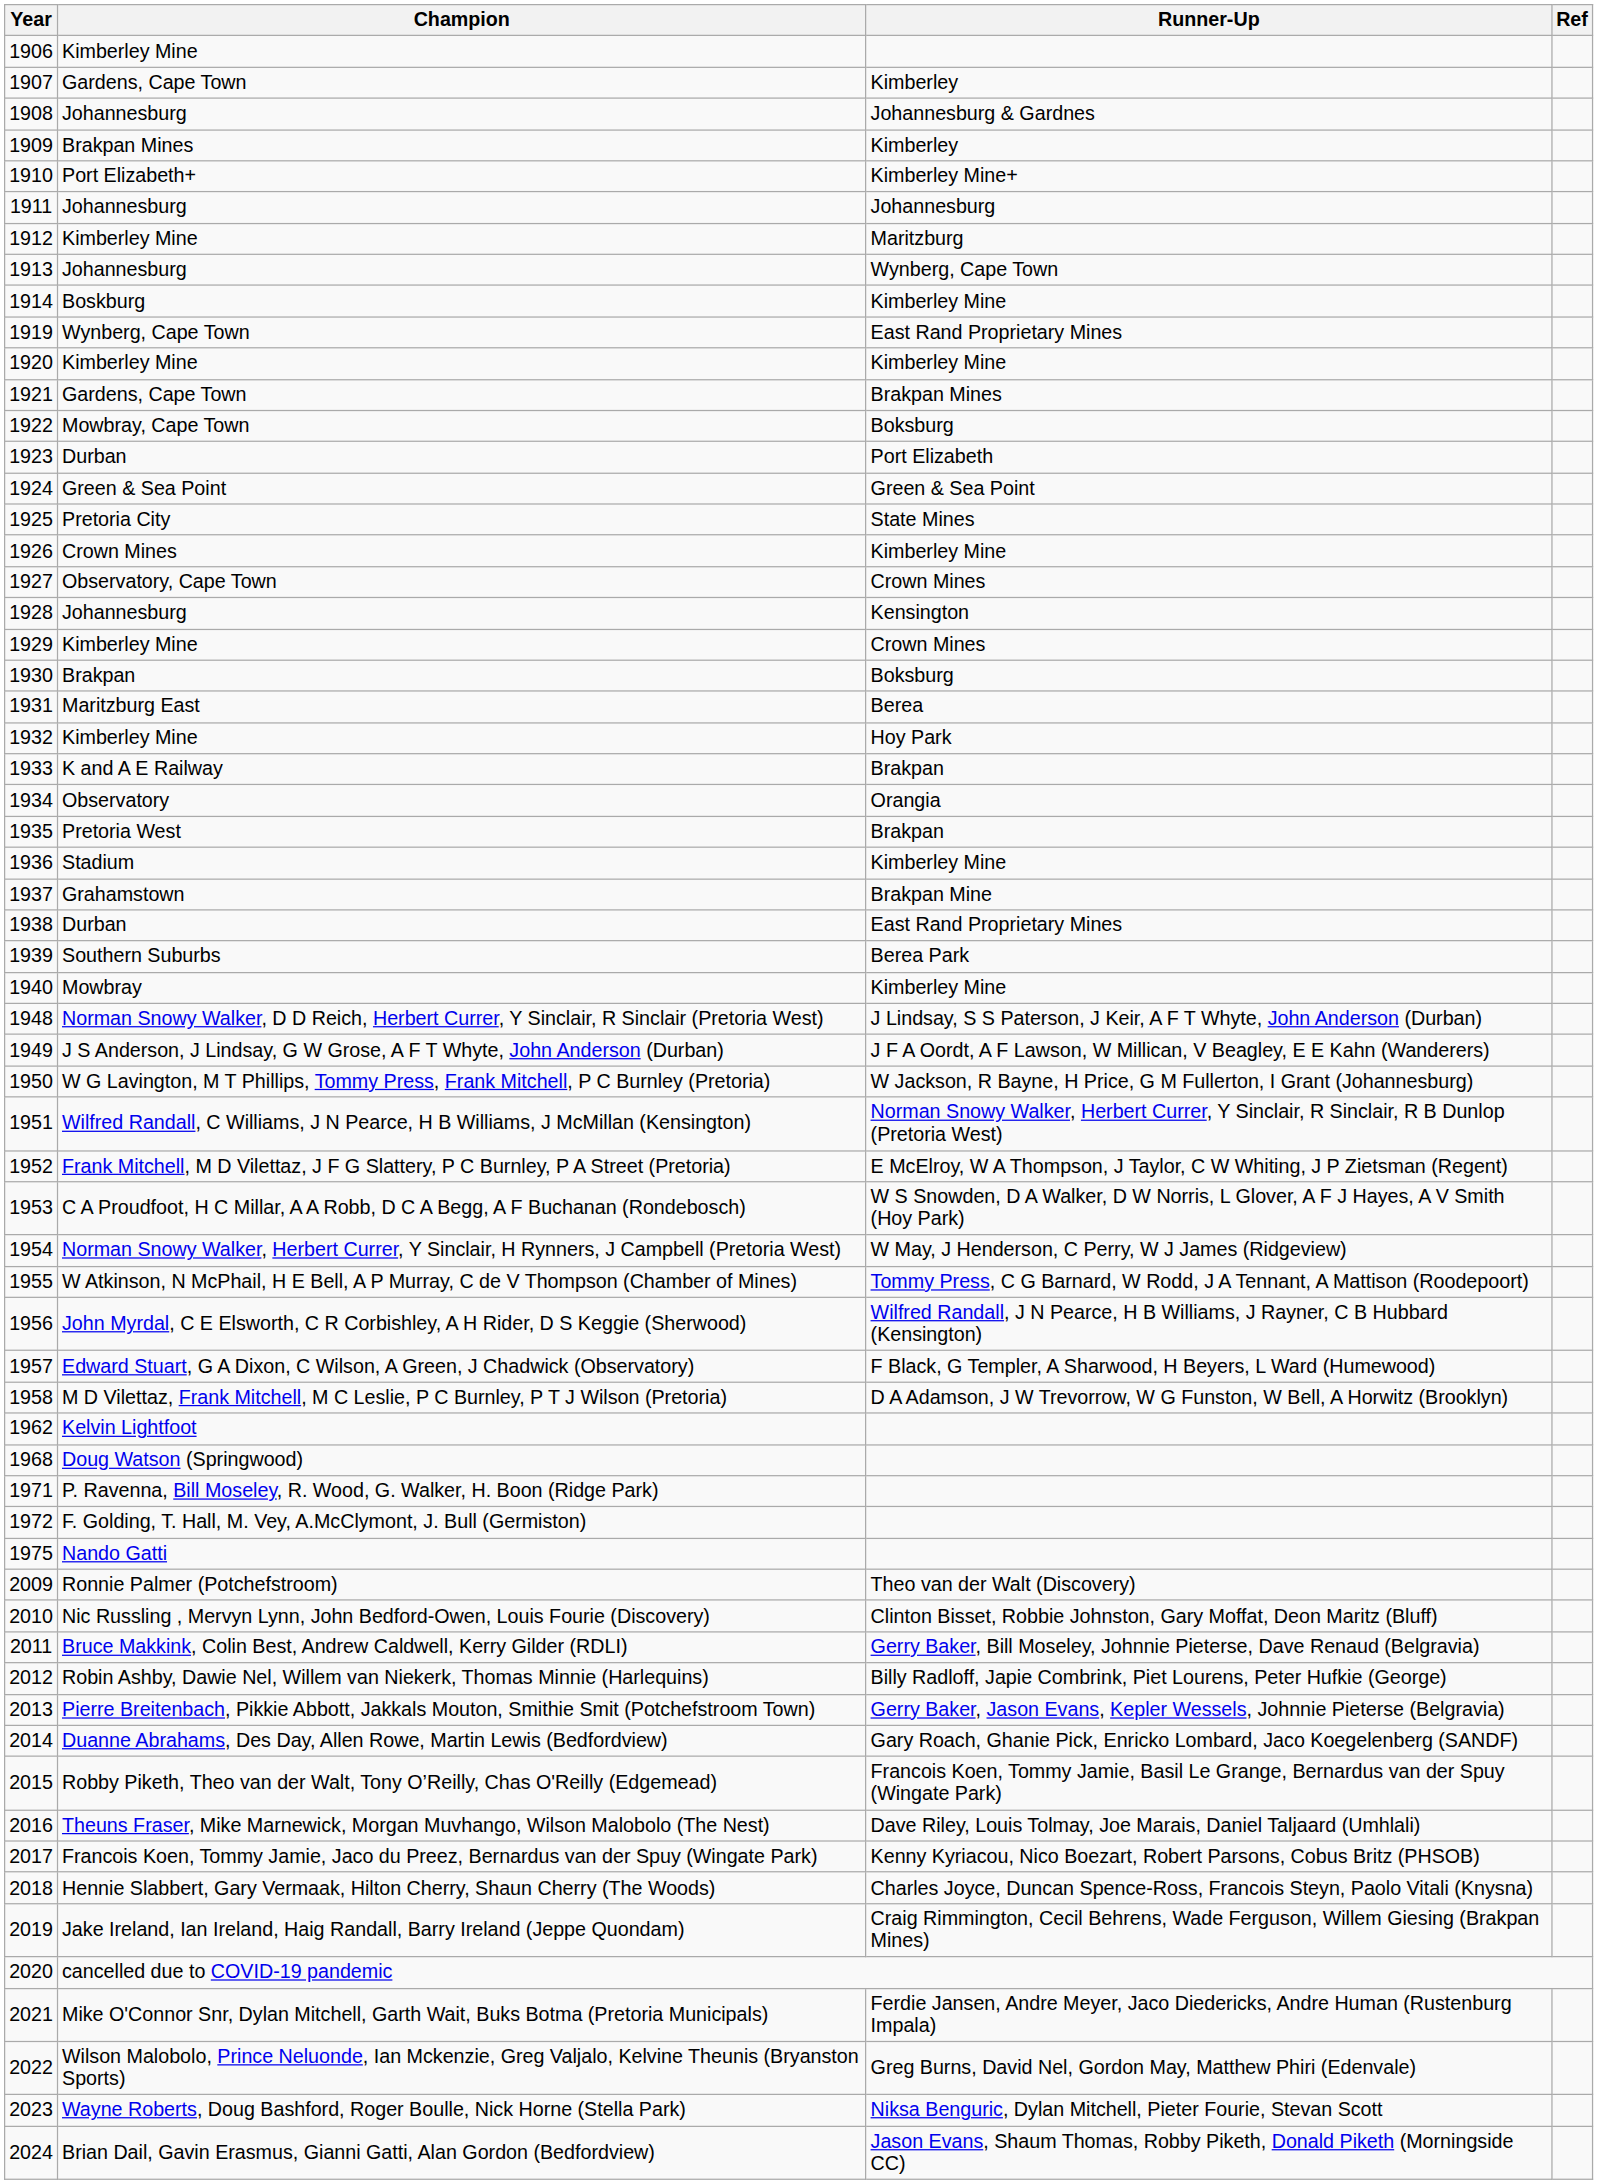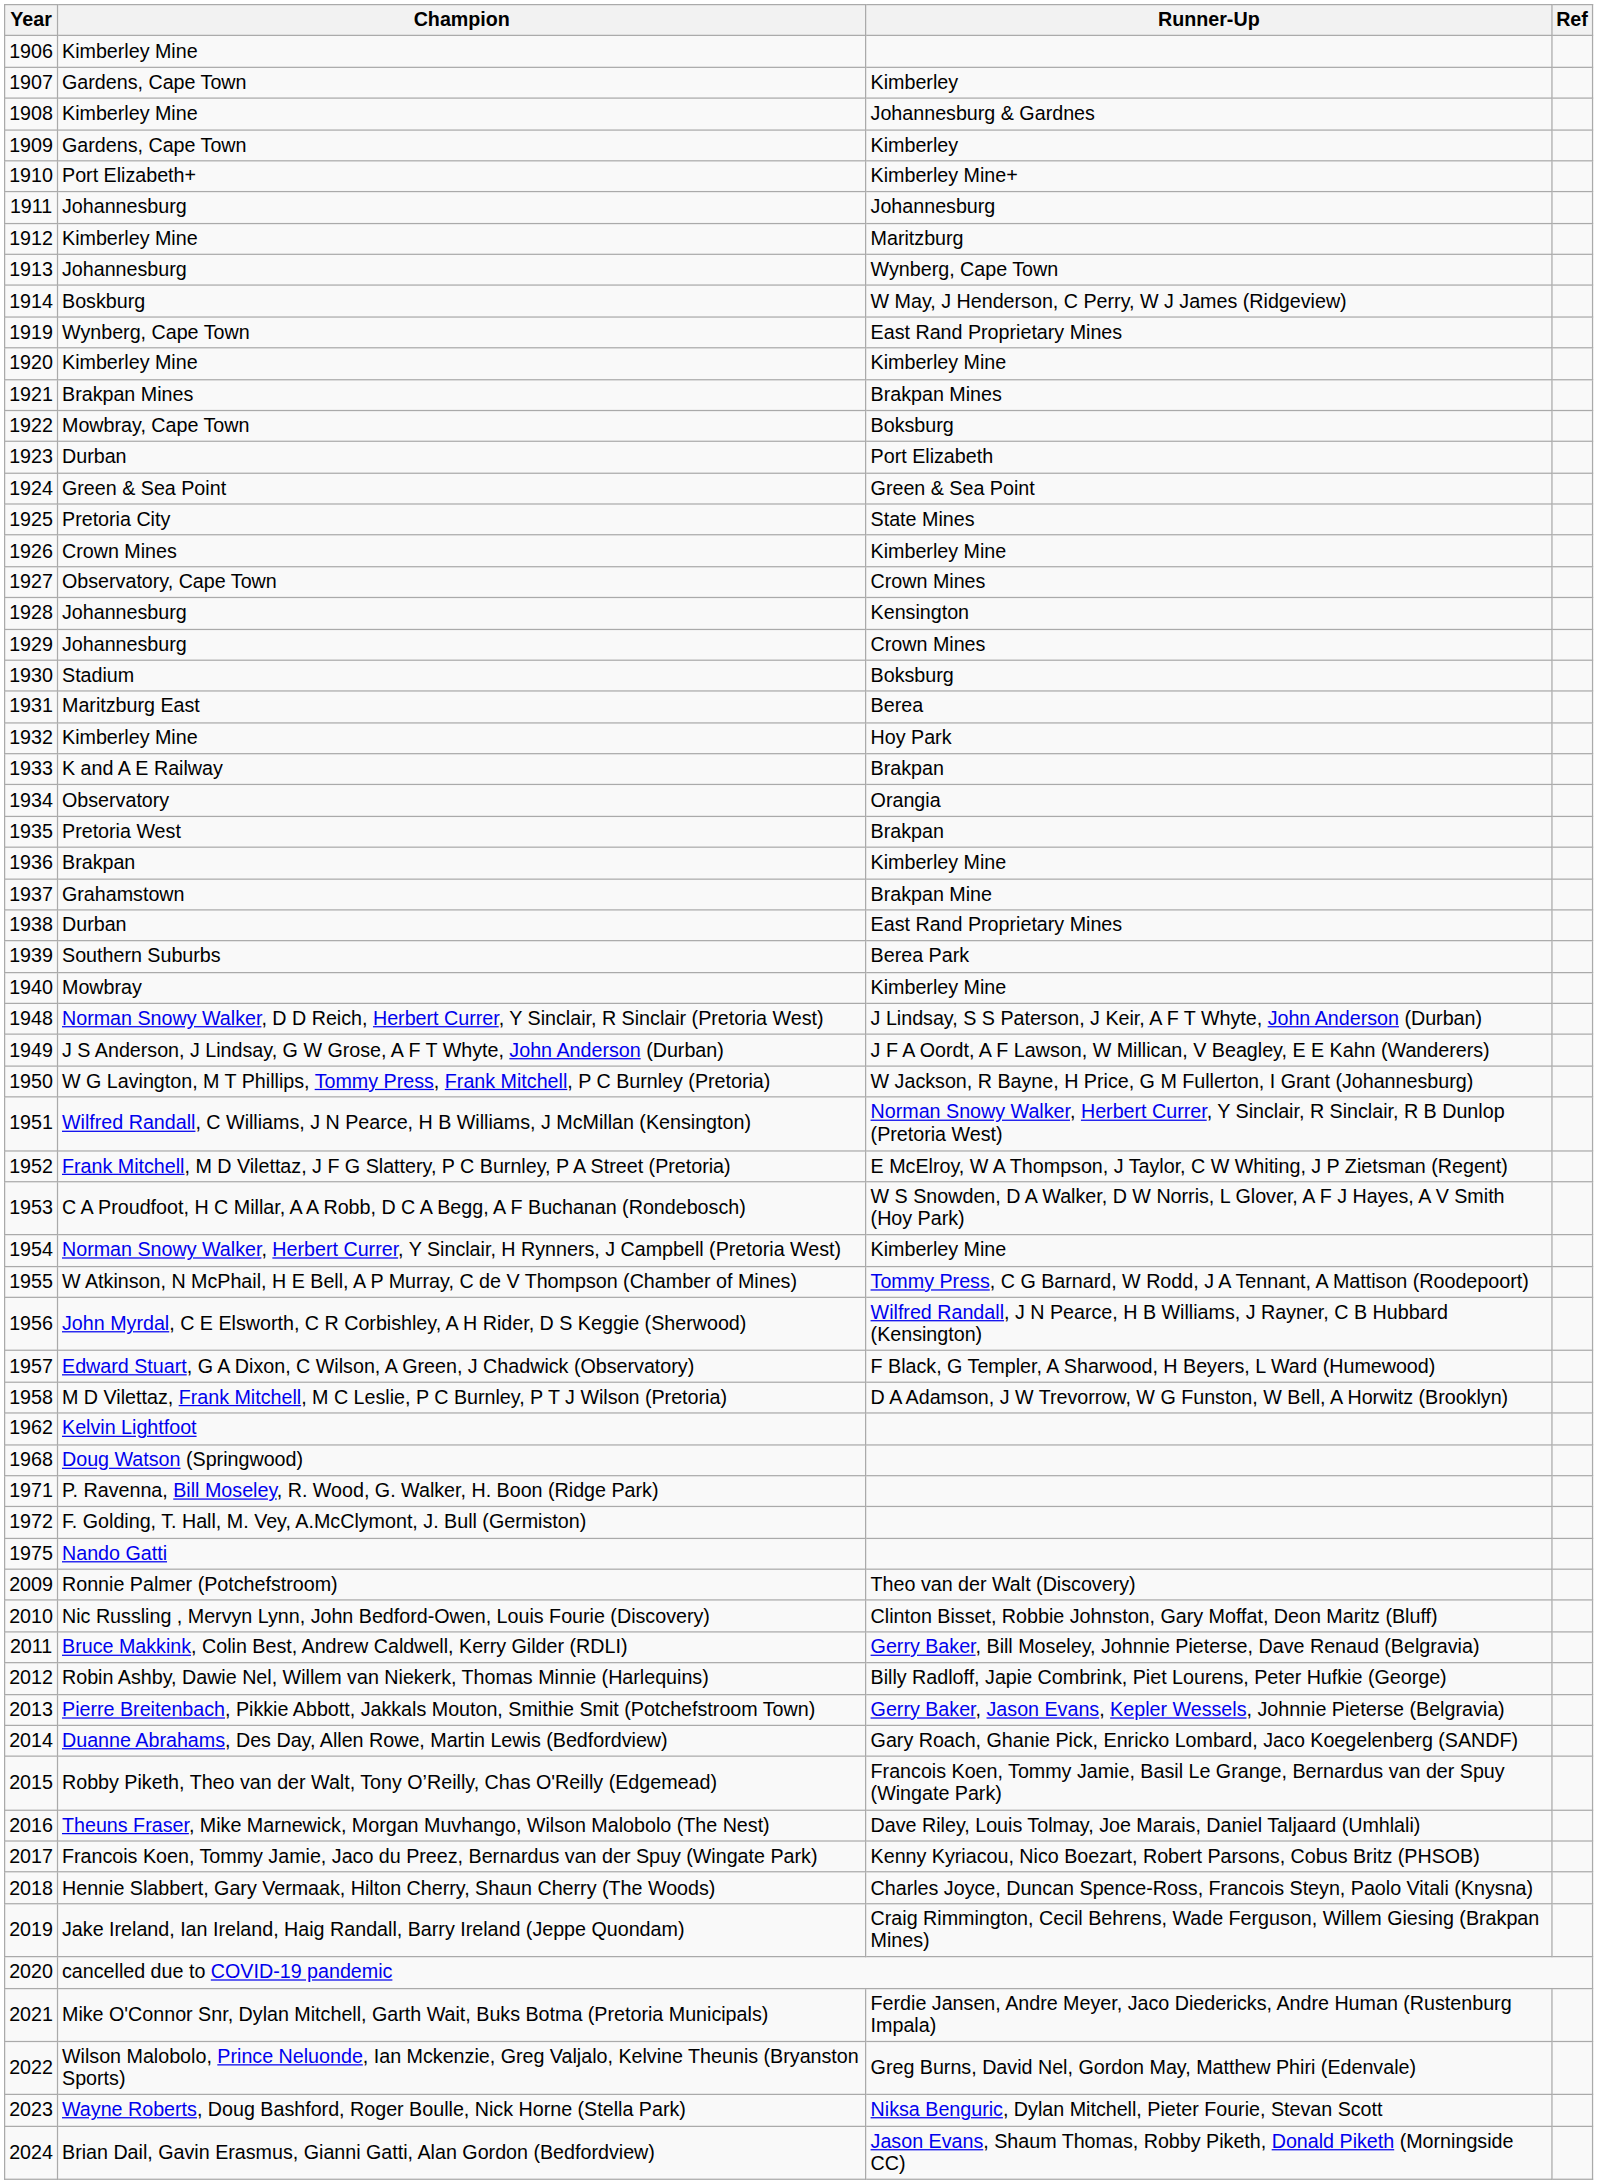(124, 113) Johannesburg -> (130, 113) Kimberley Mine
(128, 144) Brakpan Mines -> (154, 144) Gardens, Cape Town
(938, 301) Kimberley Mine -> (1109, 301) W May, J Henderson, C Perry, W J James (Ridgeview)
(154, 394) Gardens, Cape Town -> (128, 394) Brakpan Mines
(130, 644) Kimberley Mine -> (124, 644) Johannesburg
(99, 675) Brakpan -> (98, 675) Stadium
(98, 862) Stadium -> (99, 862) Brakpan
(1109, 1250) W May, J Henderson, C Perry, W J James (Ridgeview) -> (938, 1250) Kimberley Mine
